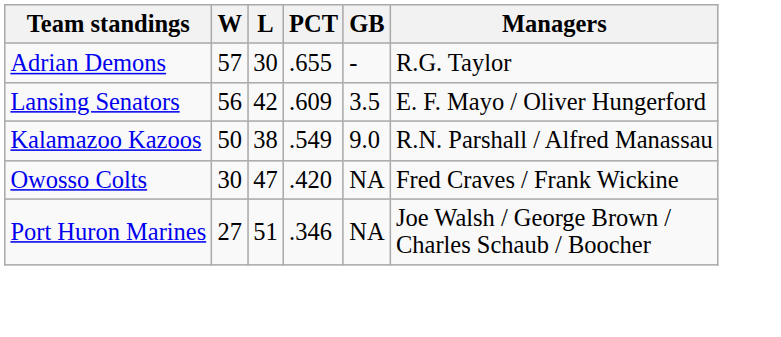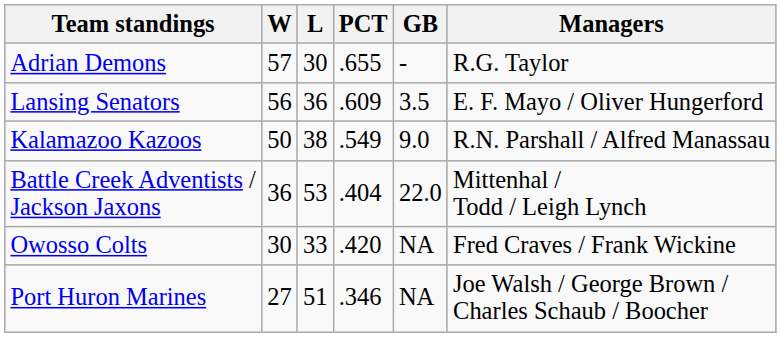(266, 101) 42 -> (315, 101) 36
+ row: (133, 192)
(266, 179) 47 -> (315, 245) 33
